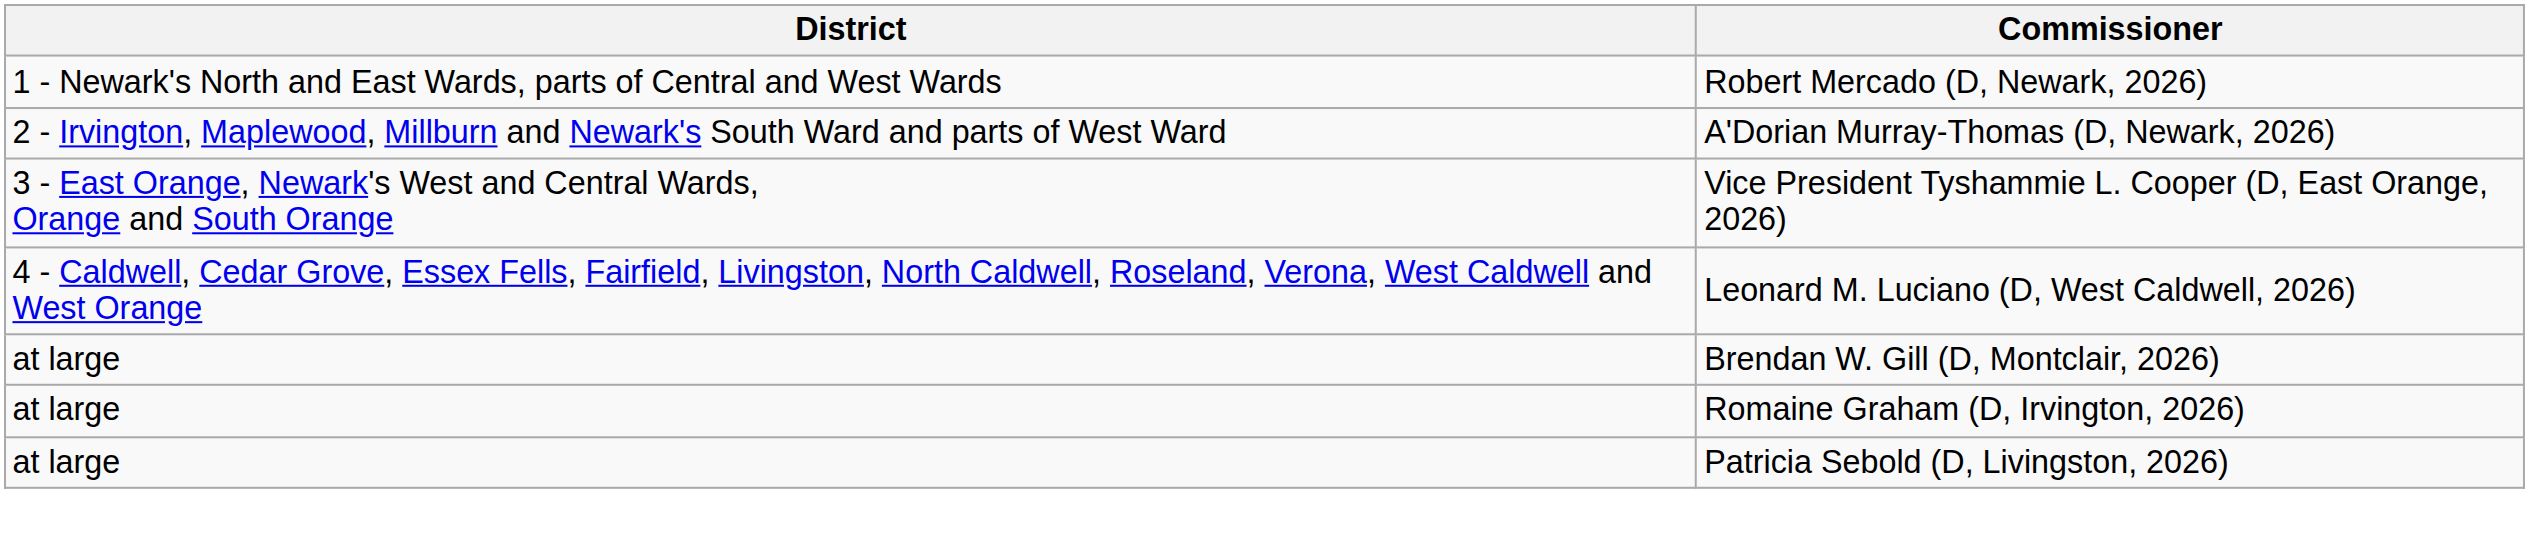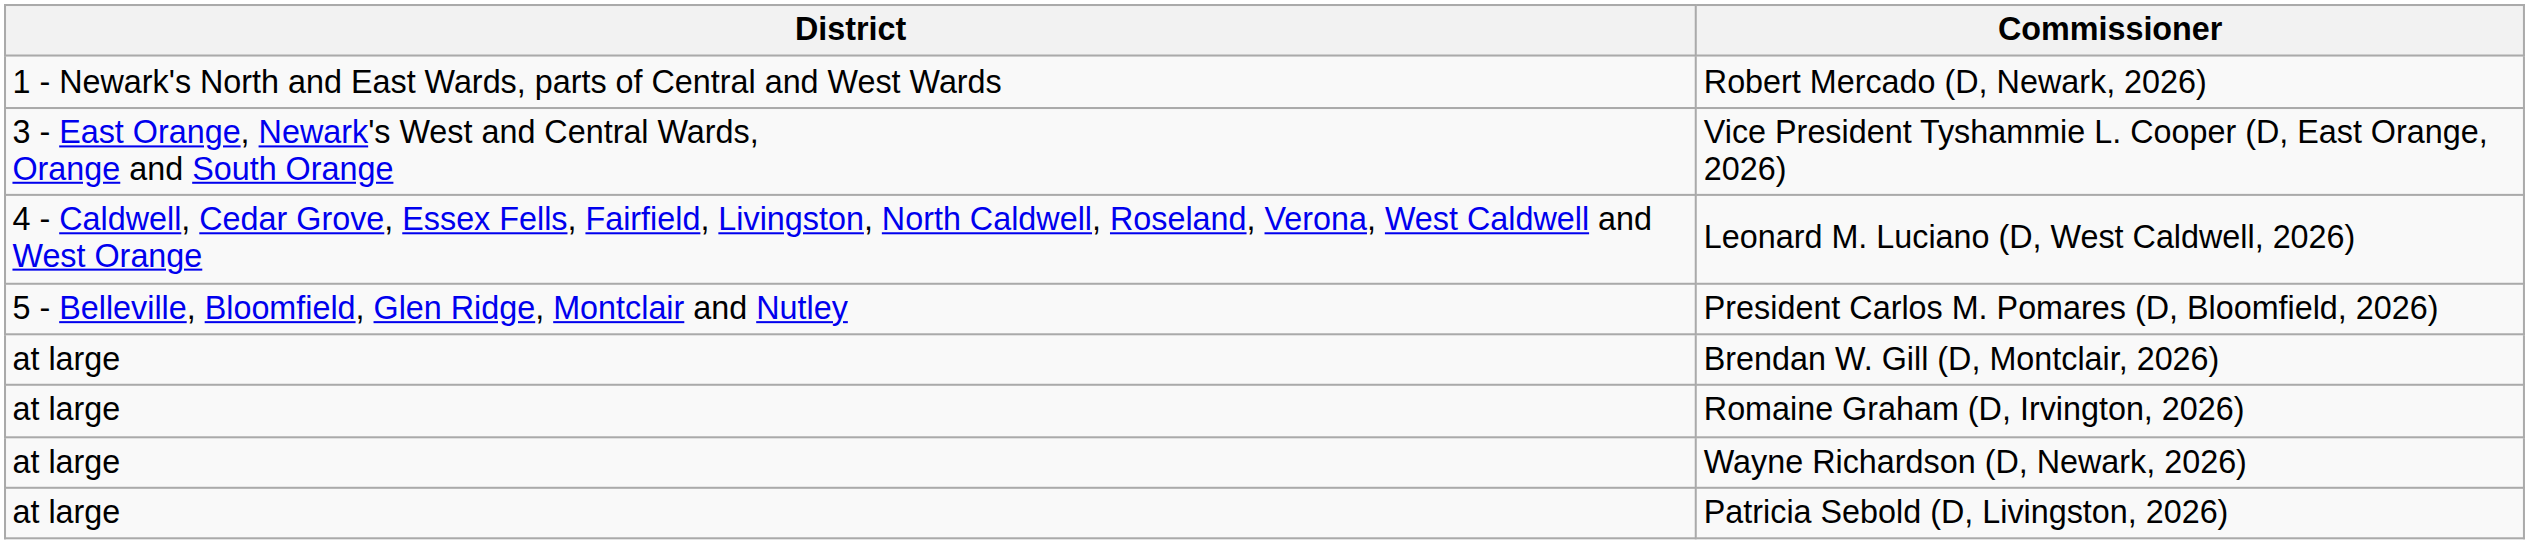- row: (2020, 132)
+ row: (2071, 307)
+ row: (1975, 461)
